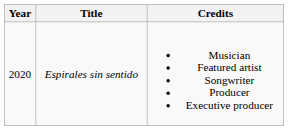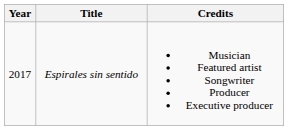(20, 73) 2020 -> (20, 73) 2017
